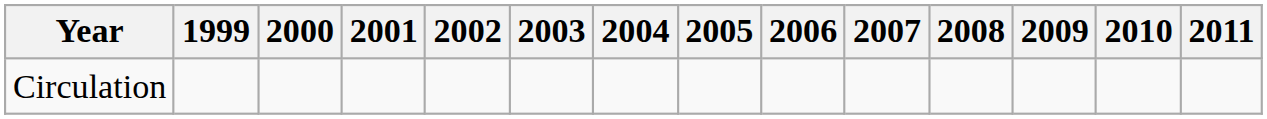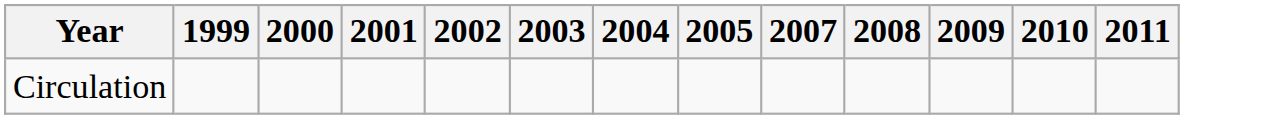- column: (803, 31)
